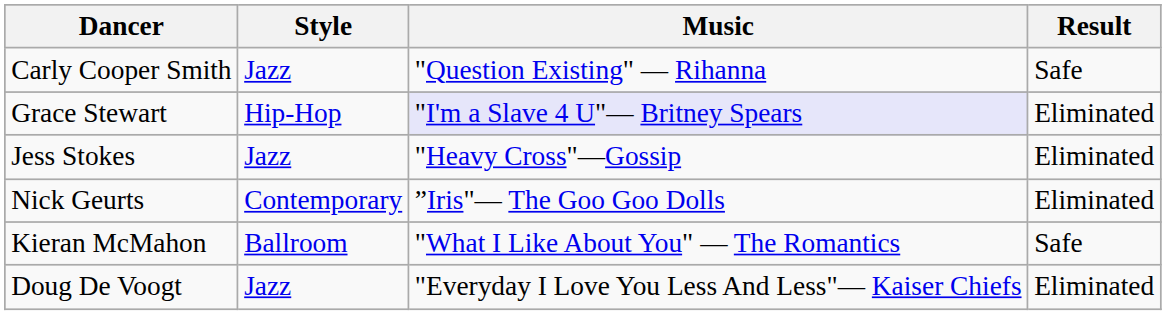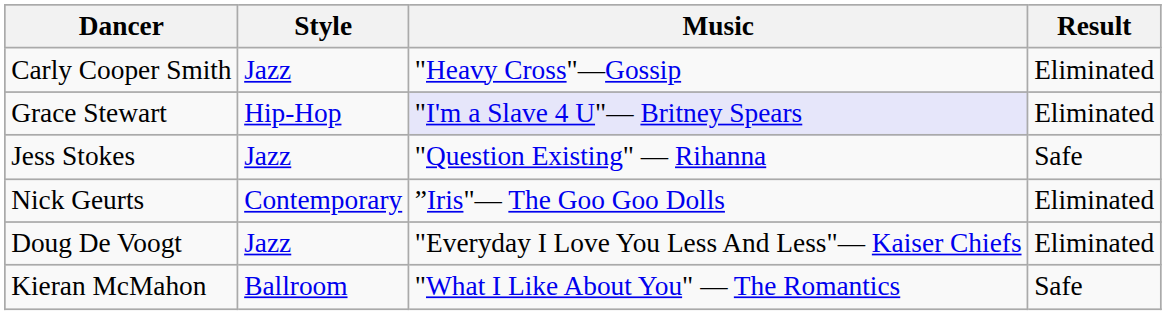(591, 69) "Question Existing" — Rihanna -> (548, 69) "Heavy Cross"—Gossip
(1058, 69) Safe -> (1094, 69) Eliminated
(548, 156) "Heavy Cross"—Gossip -> (591, 156) "Question Existing" — Rihanna
(1094, 156) Eliminated -> (1058, 156) Safe
rows swapped: (109, 243) <-> (97, 286)
